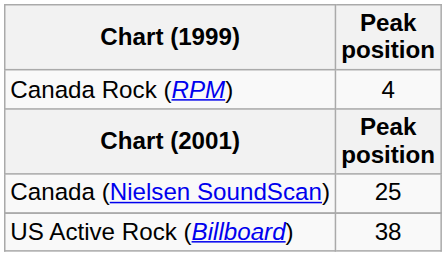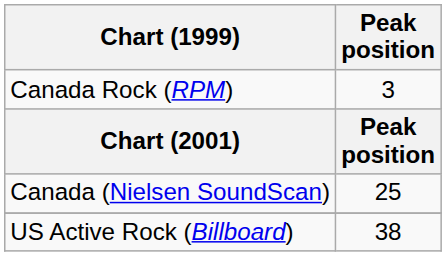(388, 89) 4 -> (388, 89) 3
